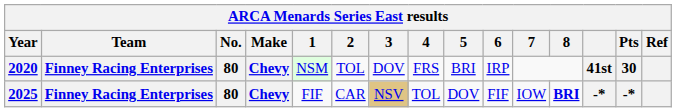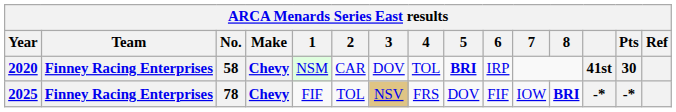(231, 68) 80 -> (231, 68) 58
(350, 68) TOL -> (350, 68) CAR
(426, 68) FRS -> (426, 68) TOL
(463, 68) normal -> (463, 68) bold
(231, 93) 80 -> (231, 93) 78
(350, 93) CAR -> (350, 93) TOL
(426, 93) TOL -> (426, 93) FRS
